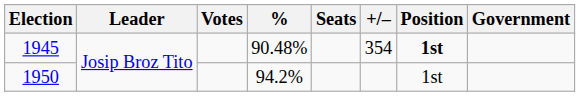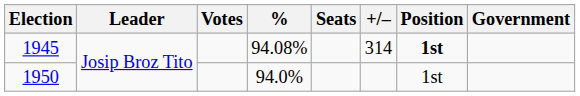(279, 47) 90.48% -> (279, 47) 94.08%
(379, 47) 354 -> (379, 47) 314
(279, 76) 94.2% -> (279, 76) 94.0%
